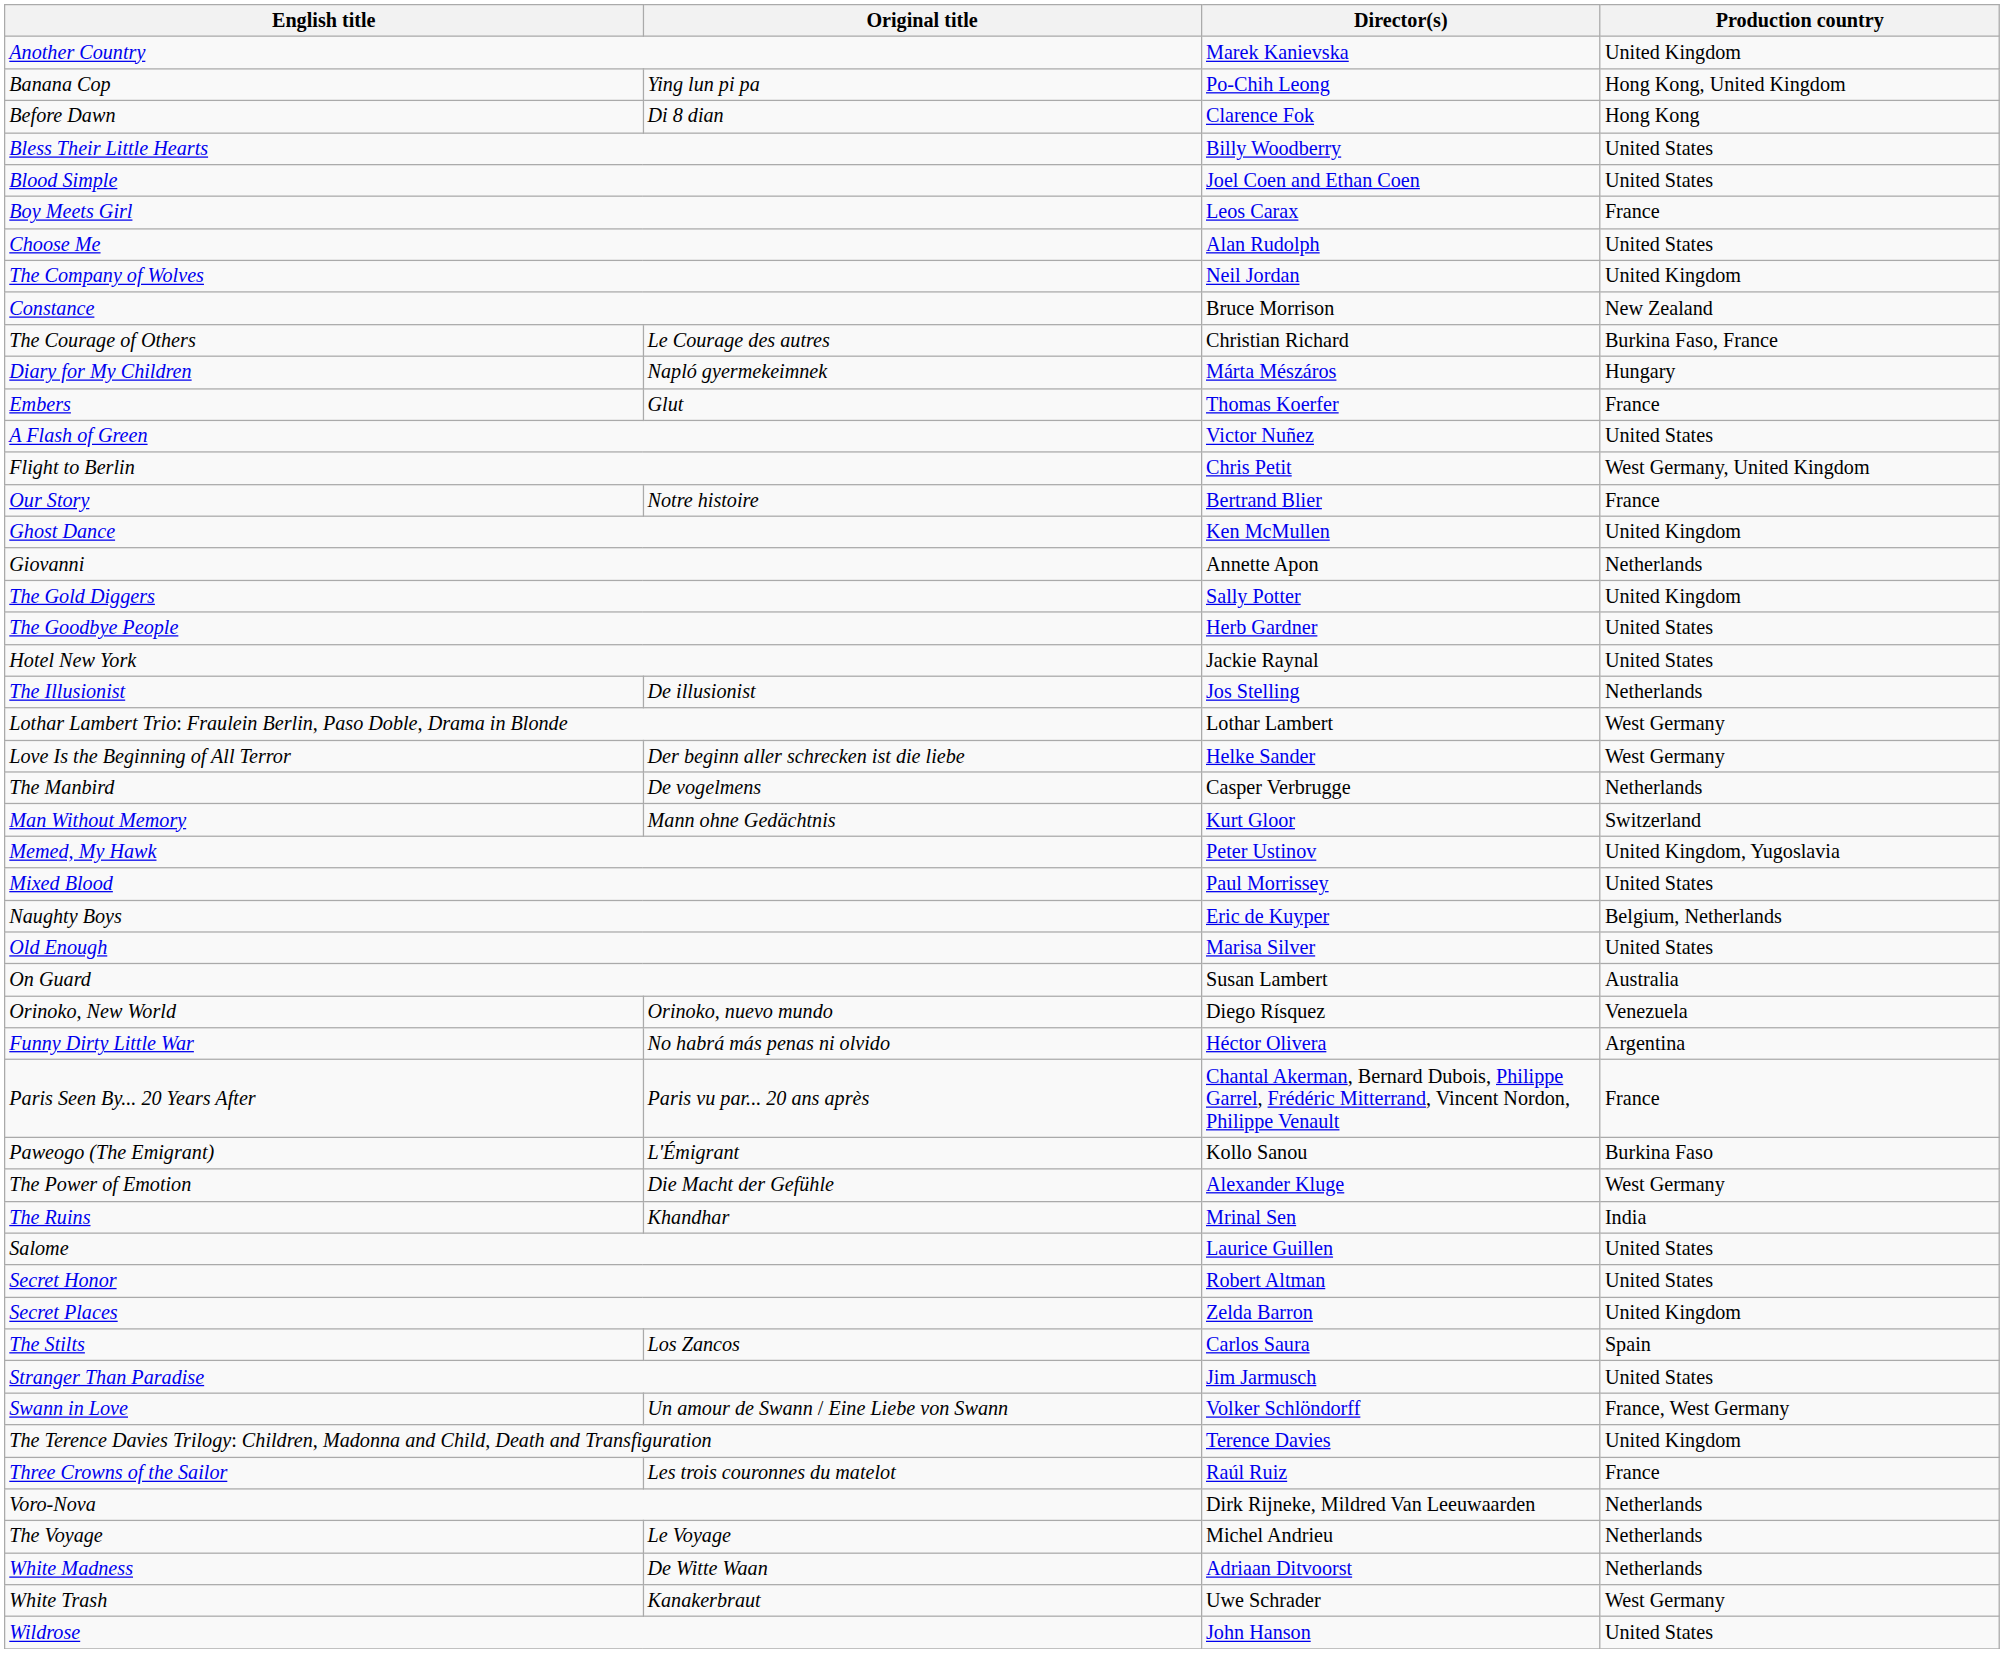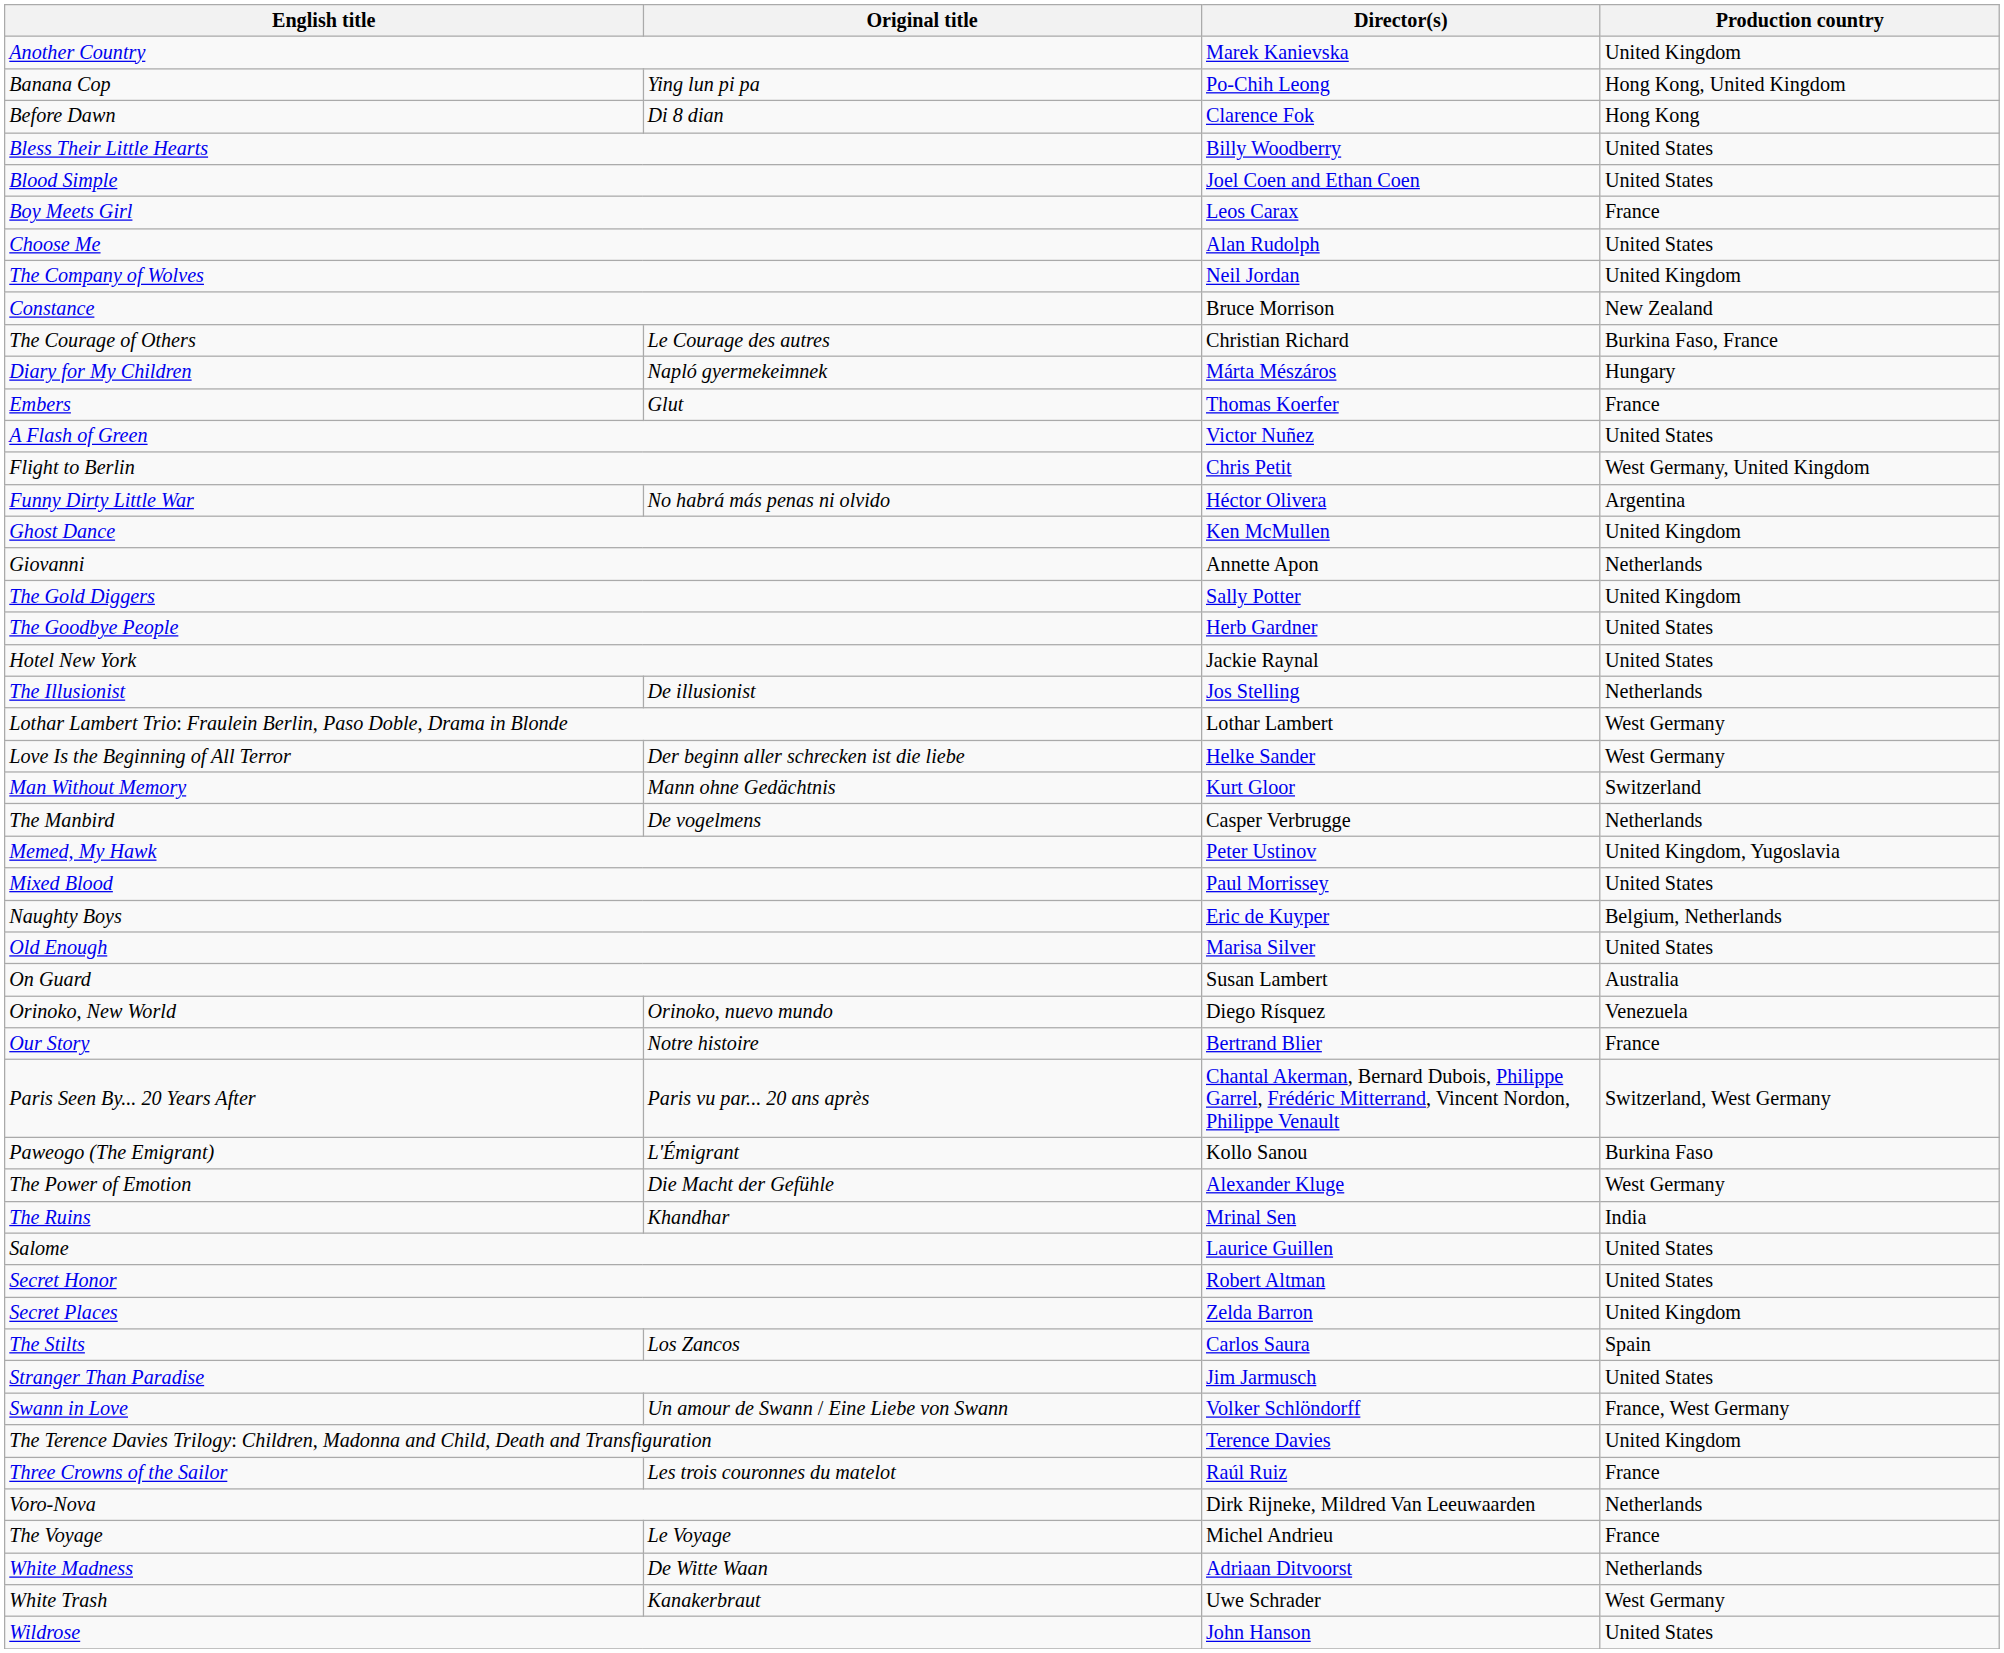rows swapped: (102, 1043) <-> (49, 500)
rows swapped: (98, 819) <-> (62, 787)
(1632, 1098) France -> (1718, 1098) Switzerland, West Germany
(1654, 1536) Netherlands -> (1632, 1536) France
